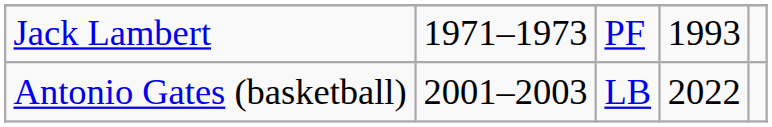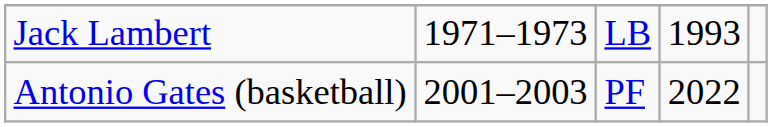(625, 33) PF -> (628, 33) LB
(628, 91) LB -> (625, 91) PF
